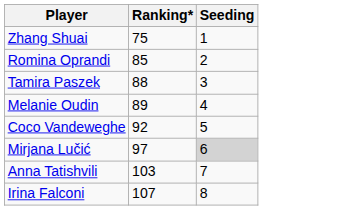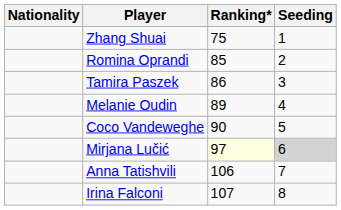+ column: (44, 15)
(140, 82) 88 -> (218, 82) 86
(140, 127) 92 -> (218, 127) 90
(140, 149) no background -> (218, 149) lightyellow background
(144, 171) 103 -> (222, 171) 106
